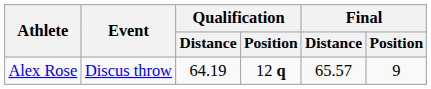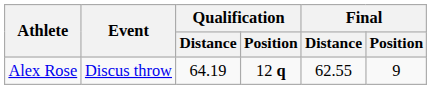(334, 71) 65.57 -> (334, 71) 62.55
